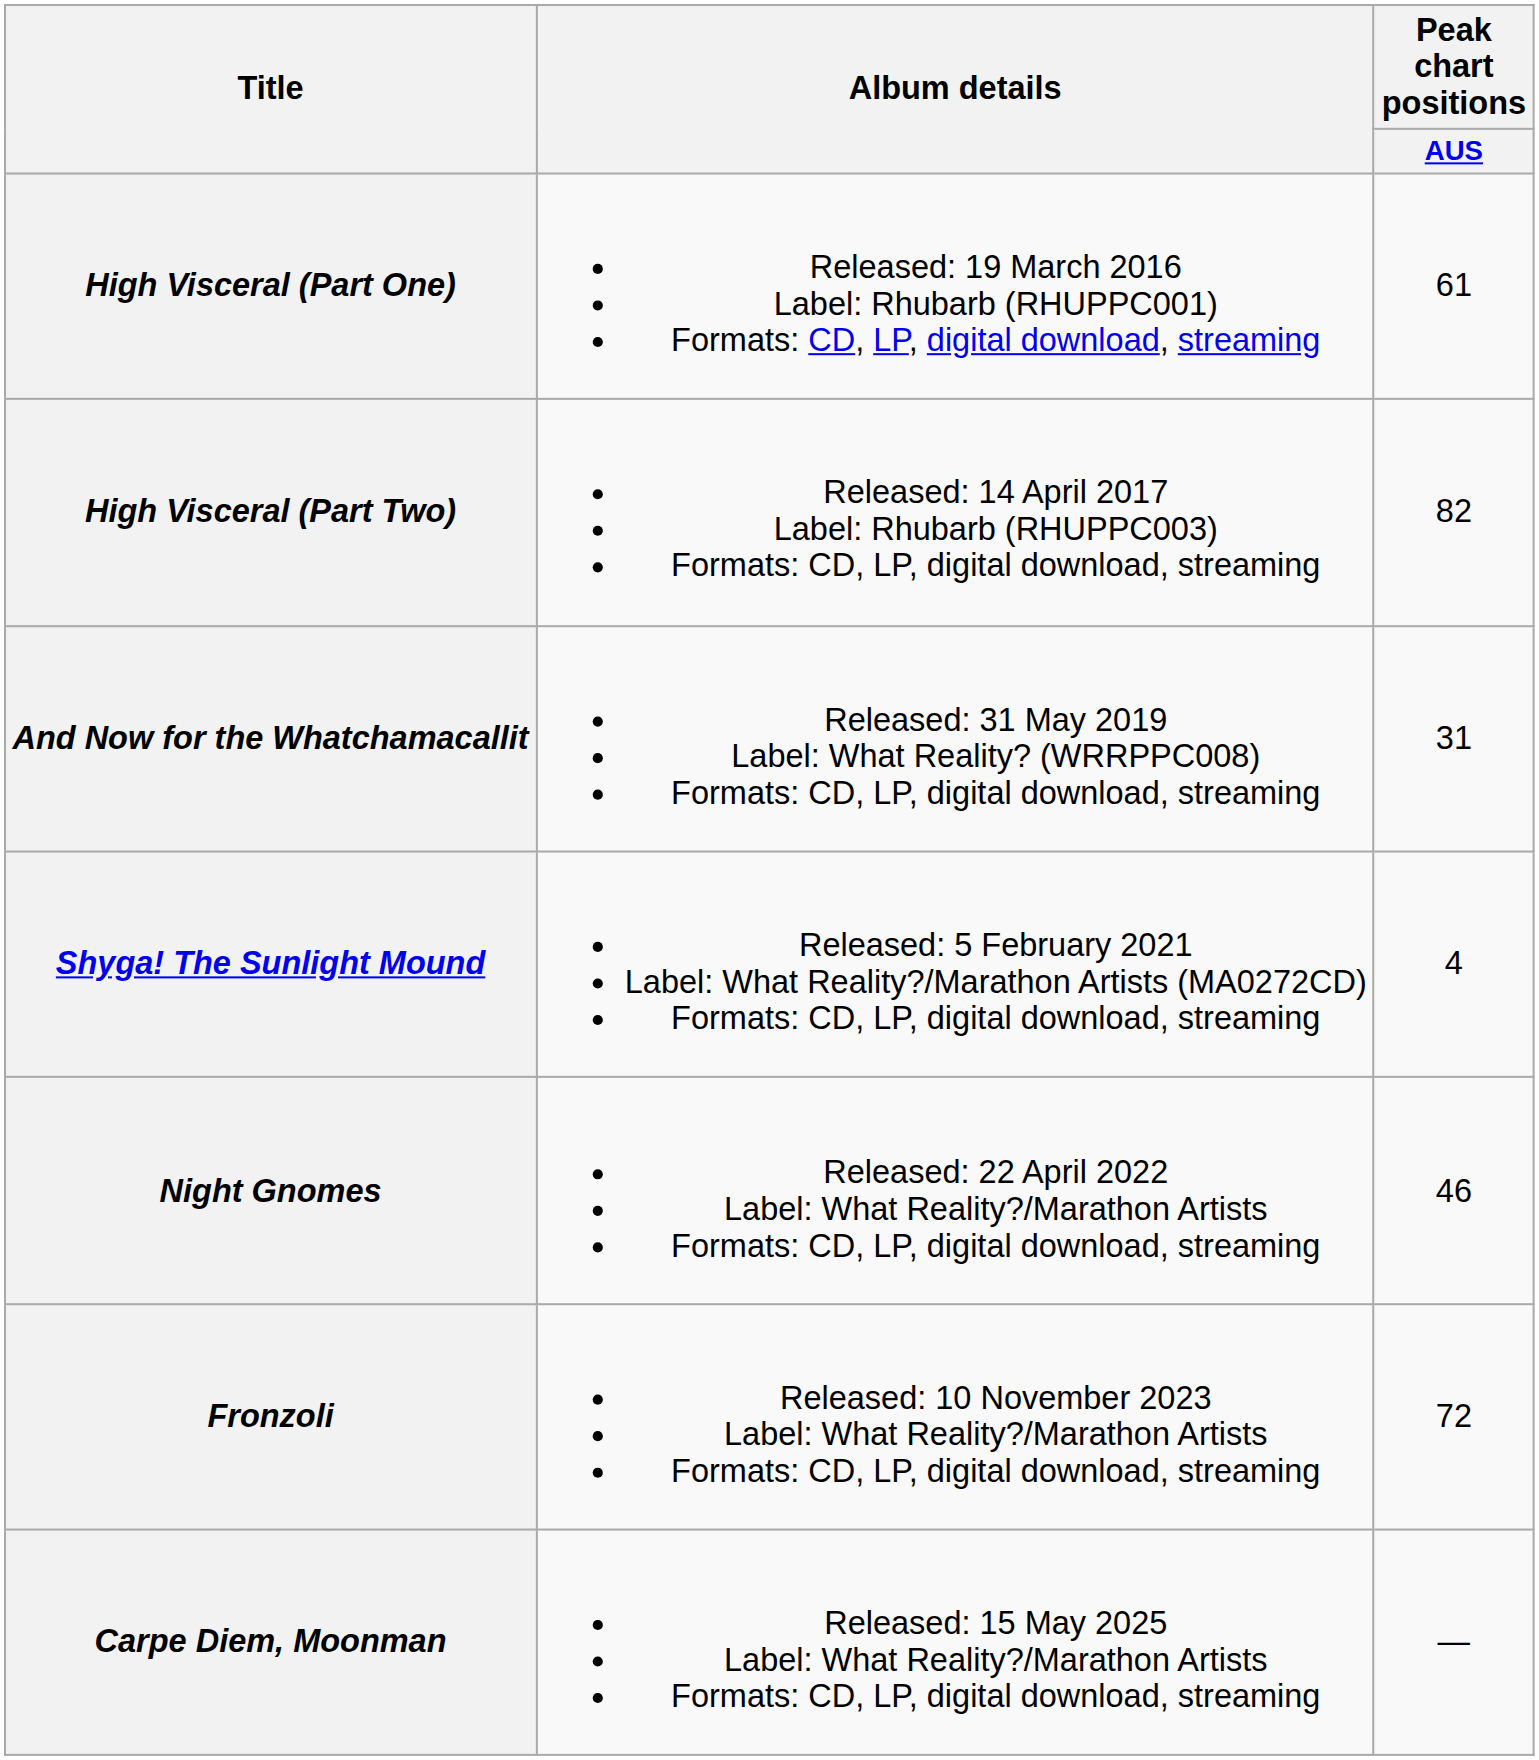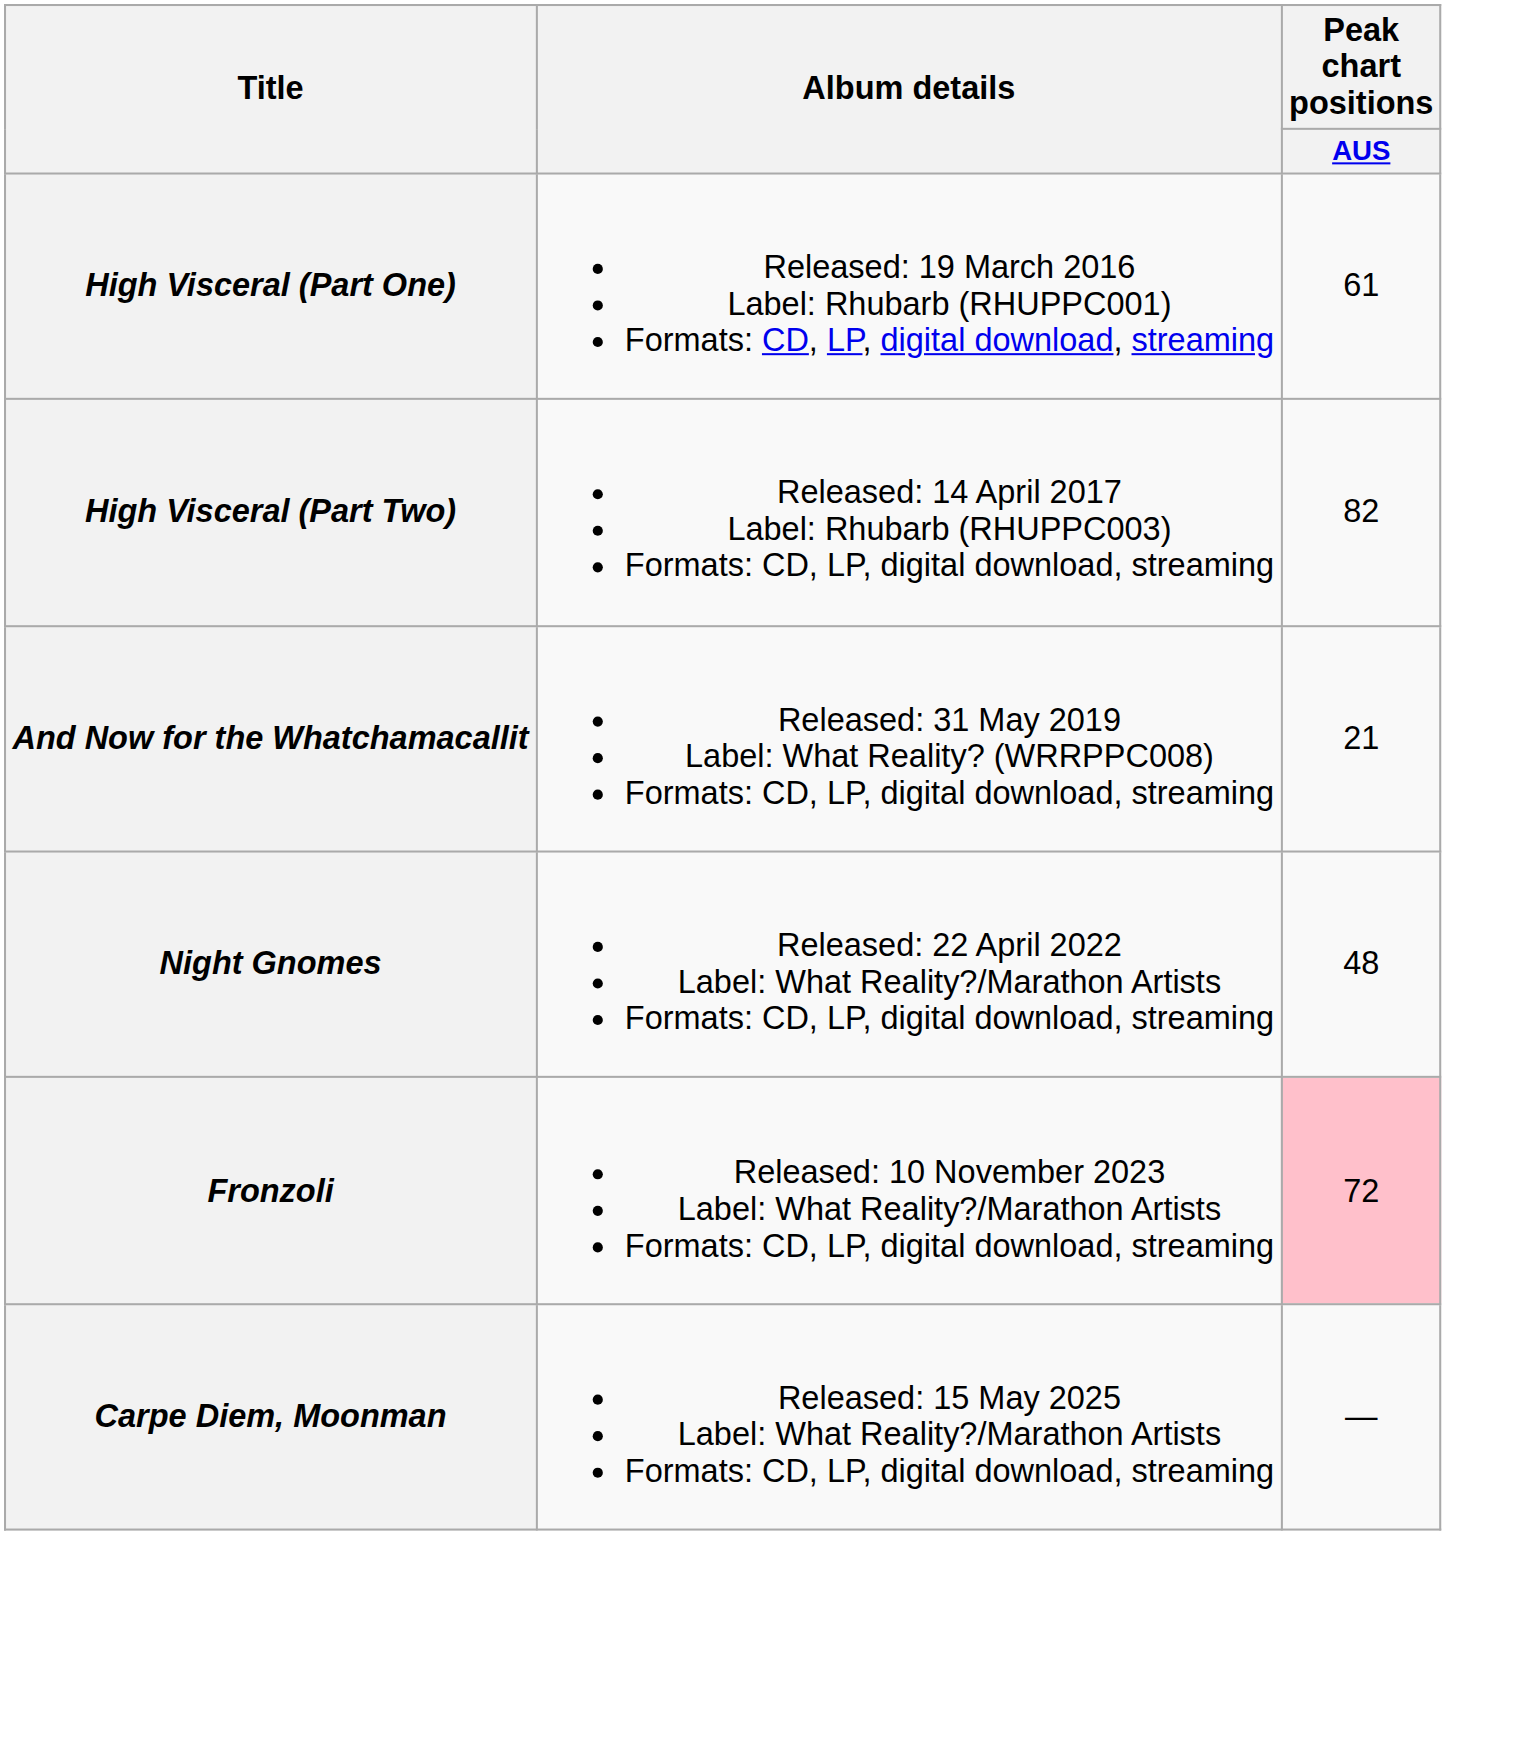(1454, 737) 31 -> (1361, 737) 21
- row: (271, 963)
(1454, 1190) 46 -> (1361, 963) 48
(1454, 1416) no background -> (1361, 1190) pink background
